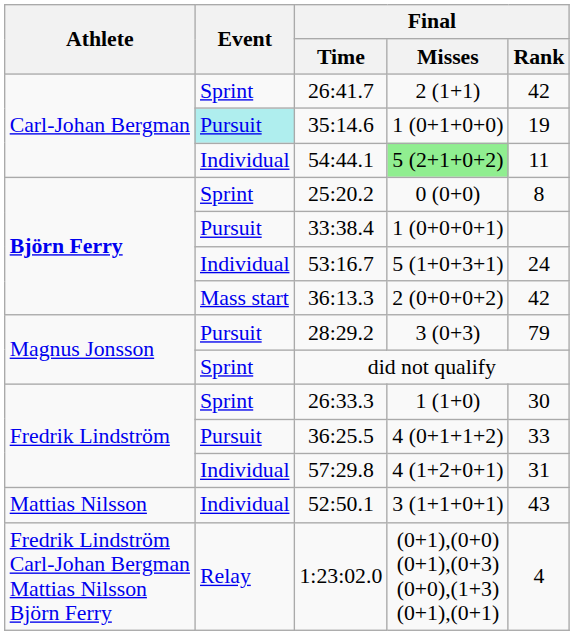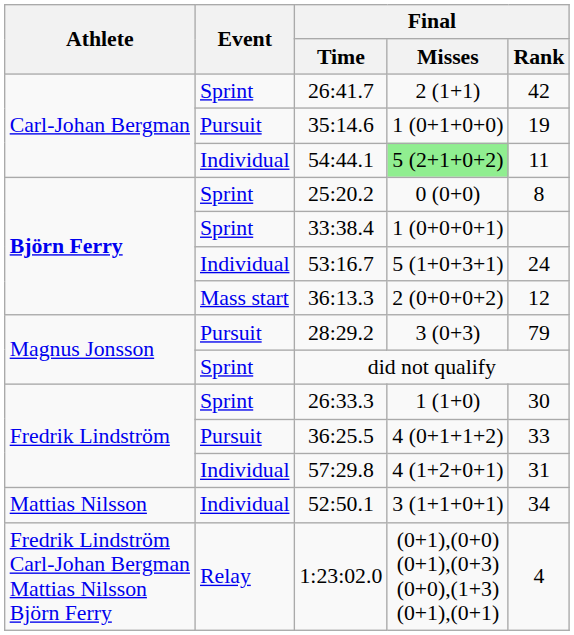(231, 125) paleturquoise background -> (231, 125) no background
(231, 228) Pursuit -> (227, 228) Sprint
(539, 297) 42 -> (539, 297) 12
(539, 504) 43 -> (539, 504) 34
